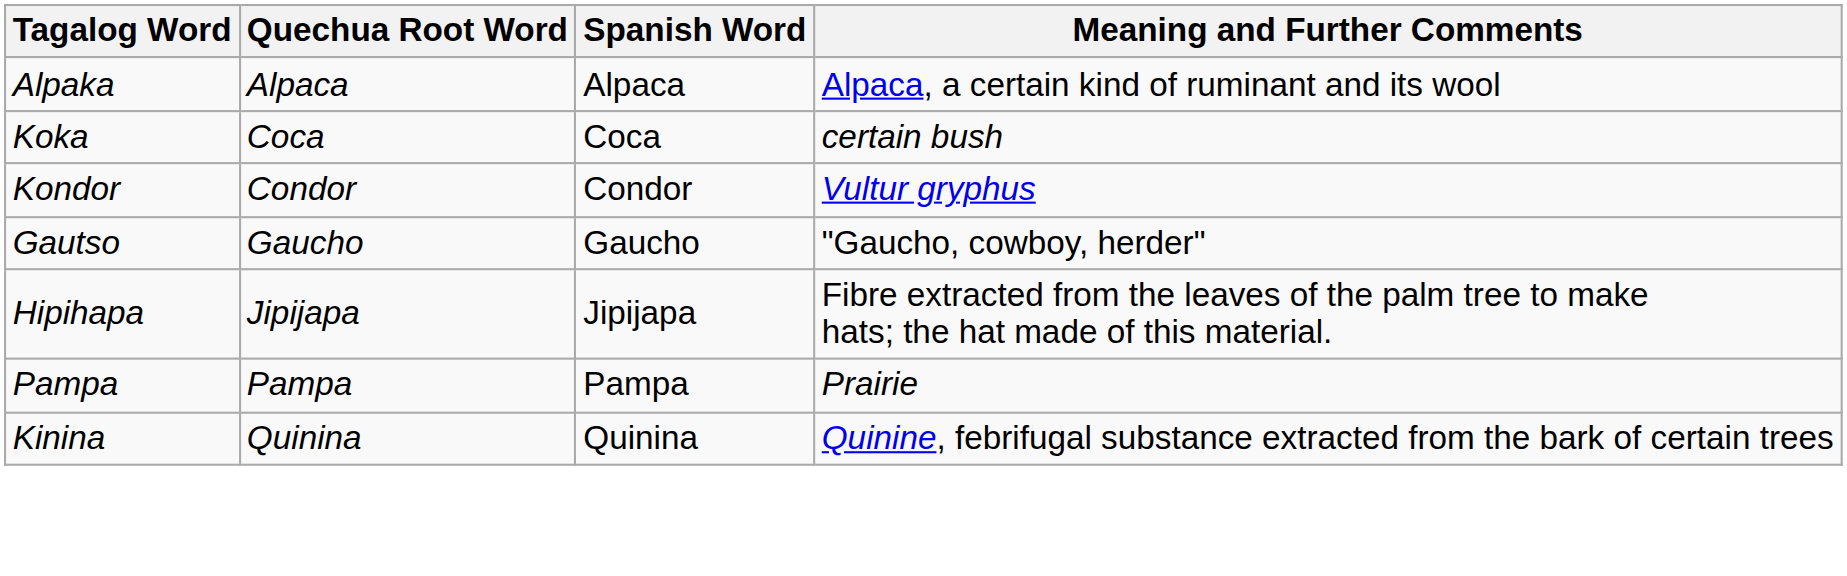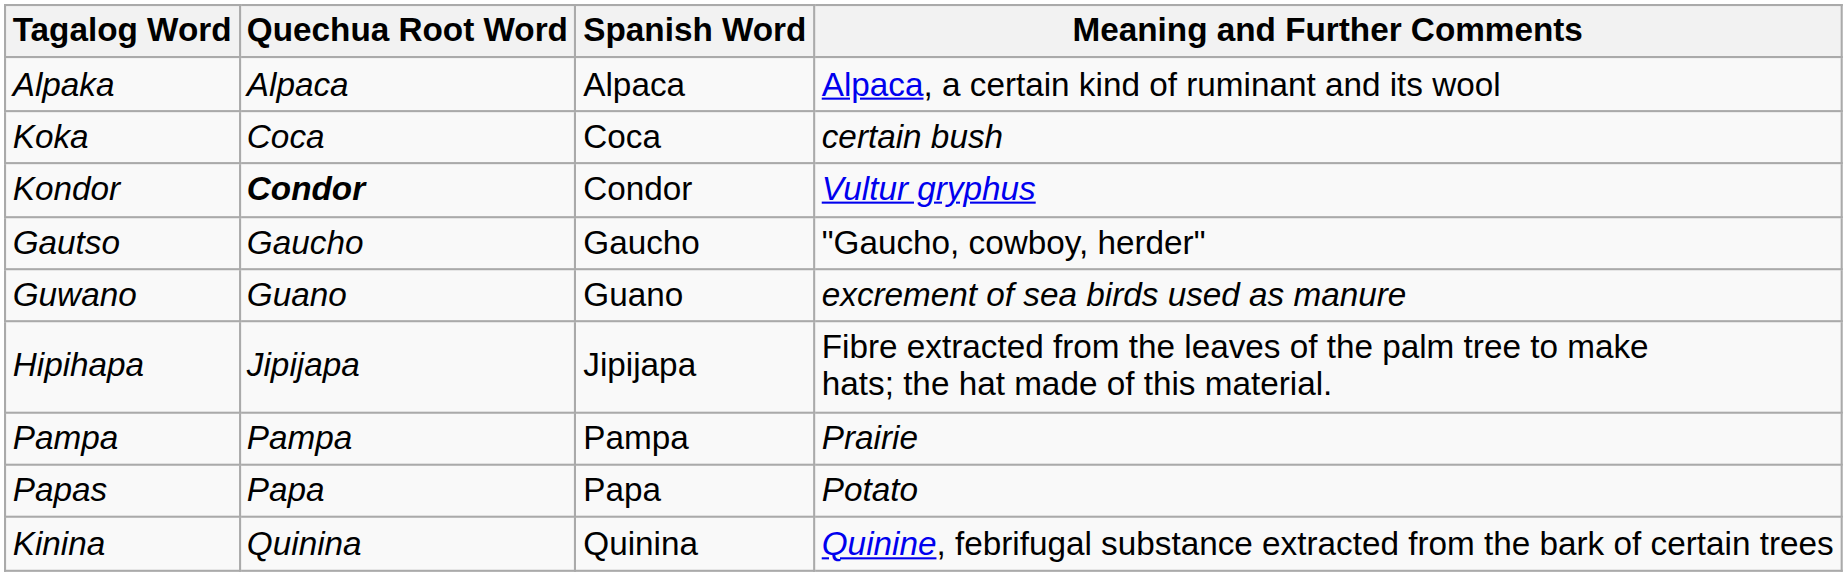(301, 189) normal -> (306, 189) bold
+ row: (75, 294)
+ row: (60, 490)
